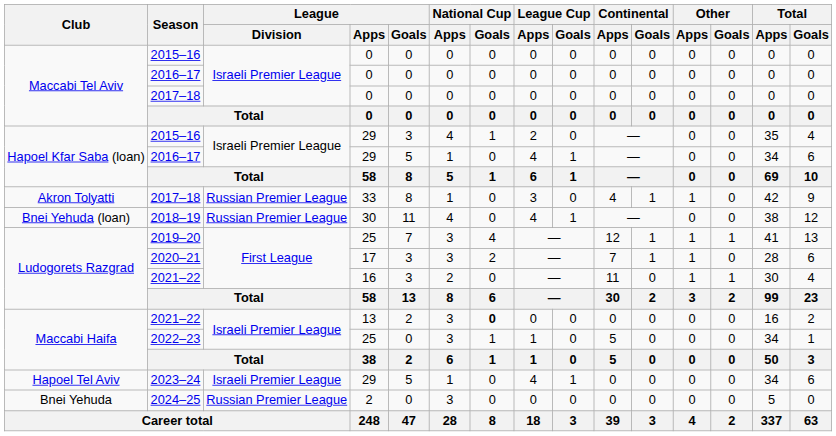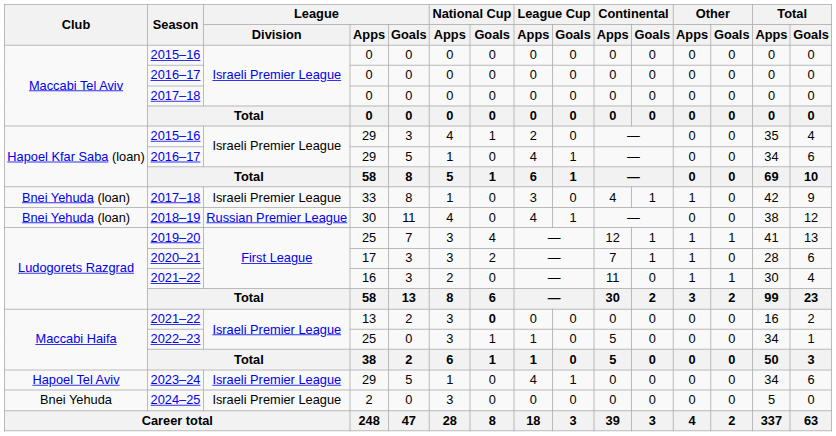(76, 197) Akron Tolyatti -> (76, 197) Bnei Yehuda (loan)
(277, 197) Russian Premier League -> (277, 197) Israeli Premier League
(277, 400) Russian Premier League -> (277, 400) Israeli Premier League
